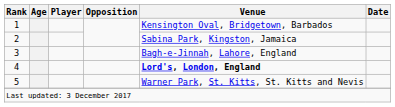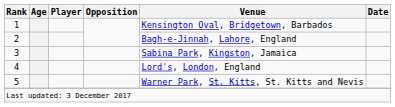(219, 39) Sabina Park, Kingston, Jamaica -> (219, 39) Bagh-e-Jinnah, Lahore, England
(219, 53) Bagh-e-Jinnah, Lahore, England -> (219, 53) Sabina Park, Kingston, Jamaica
(201, 67) bold -> (201, 67) normal
